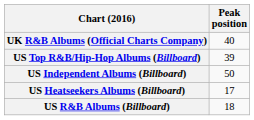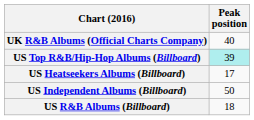(229, 57) no background -> (229, 57) paleturquoise background
rows swapped: (107, 90) <-> (107, 73)
